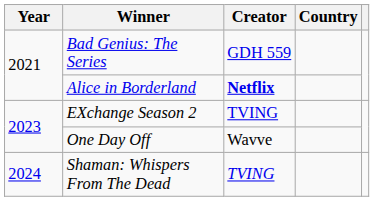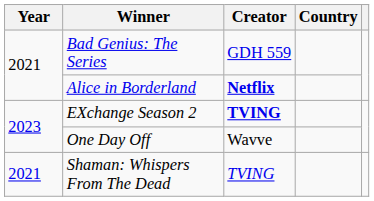(253, 113) normal -> (254, 113) bold
(25, 174) 2024 -> (25, 174) 2021
